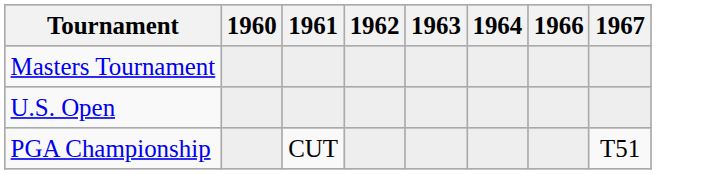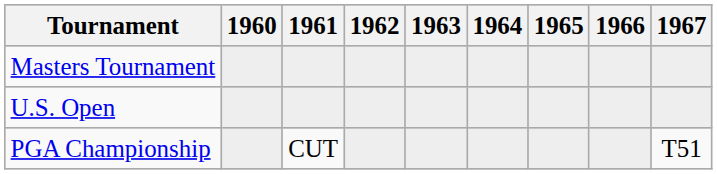+ column: (559, 25)
